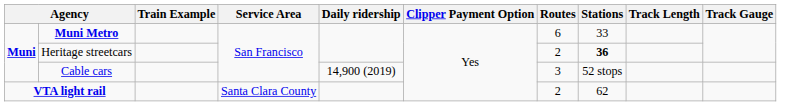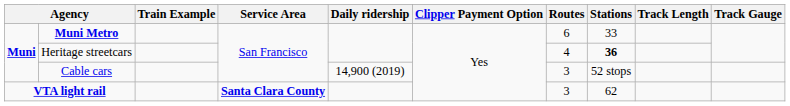(558, 52) 2 -> (567, 52) 4
(269, 91) normal -> (273, 91) bold
(558, 91) 2 -> (567, 91) 3
